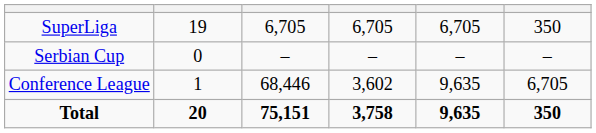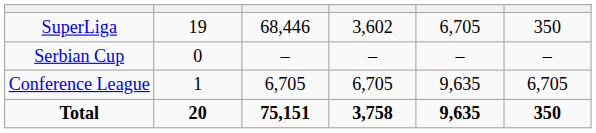(285, 27) 6,705 -> (285, 27) 68,446
(373, 27) 6,705 -> (373, 27) 3,602
(285, 84) 68,446 -> (285, 84) 6,705
(373, 84) 3,602 -> (373, 84) 6,705
